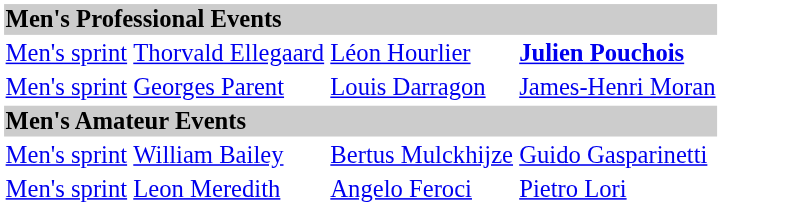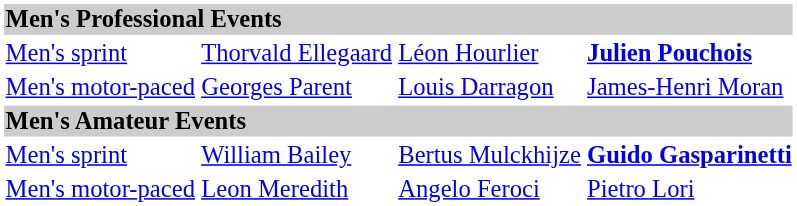(66, 86) Men's sprint -> (100, 86) Men's motor-paced
(613, 154) normal -> (689, 154) bold
(66, 188) Men's sprint -> (100, 188) Men's motor-paced
